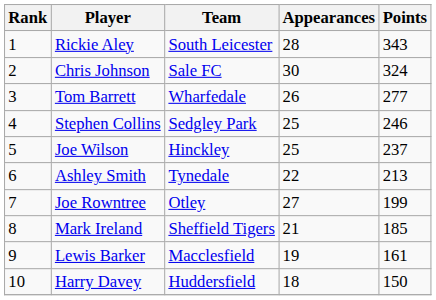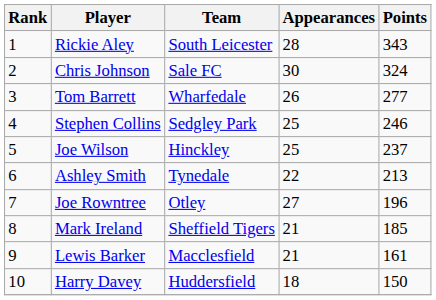(395, 202) 199 -> (395, 202) 196
(291, 255) 19 -> (291, 255) 21
